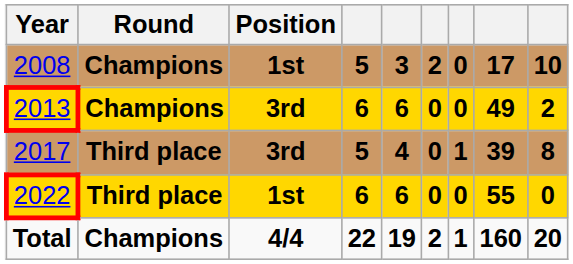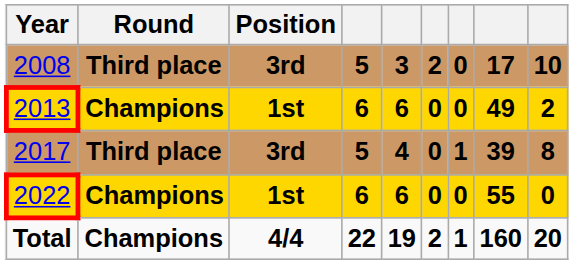(154, 65) Champions -> (154, 65) Third place
(286, 65) 1st -> (286, 65) 3rd
(286, 108) 3rd -> (286, 108) 1st
(155, 195) Third place -> (155, 195) Champions
